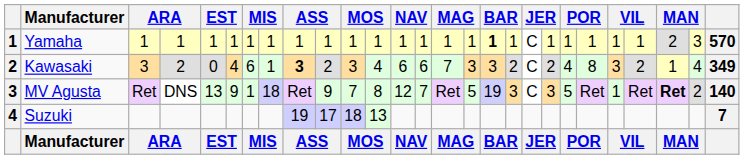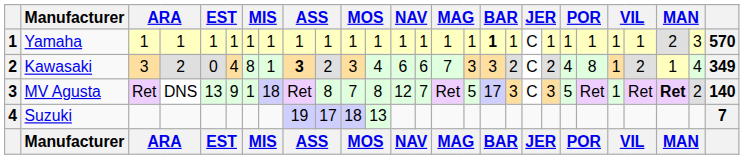(250, 66) 6 -> (250, 66) 8
(616, 66) 3 -> (616, 66) 1
(328, 91) 9 -> (328, 91) 8
(493, 91) 19 -> (493, 91) 17
